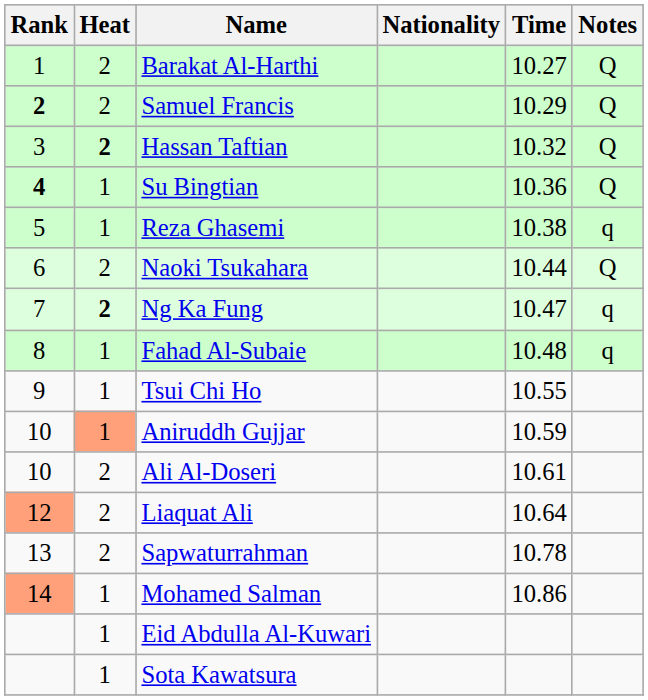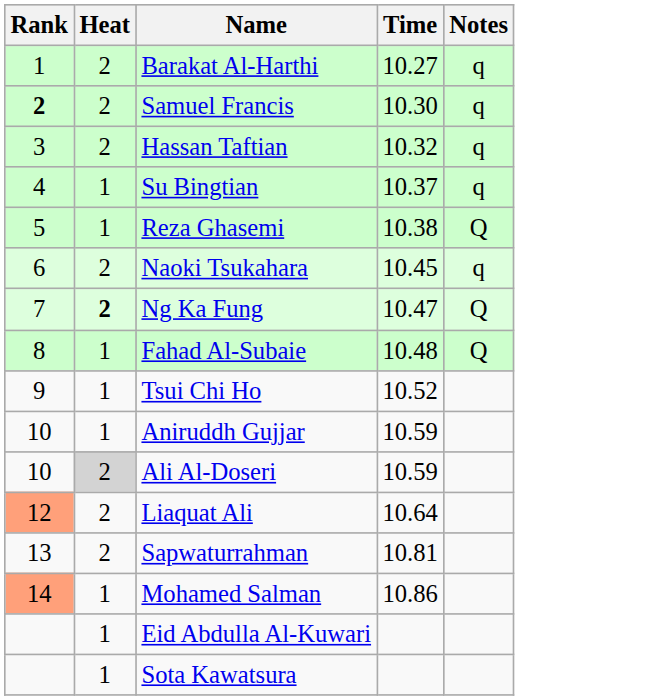- column: (441, 24)
(608, 65) Q -> (479, 65) q
(539, 106) 10.29 -> (410, 106) 10.30
(608, 106) Q -> (479, 106) q
(105, 146) bold -> (105, 146) normal
(608, 146) Q -> (479, 146) q
(39, 187) bold -> (39, 187) normal
(539, 187) 10.36 -> (410, 187) 10.37
(608, 187) Q -> (479, 187) q
(608, 227) q -> (479, 227) Q
(539, 268) 10.44 -> (410, 268) 10.45
(608, 268) Q -> (479, 268) q
(608, 309) q -> (479, 309) Q
(608, 349) q -> (479, 349) Q
(539, 390) 10.55 -> (410, 390) 10.52
(105, 431) lightsalmon background -> (105, 431) no background
(105, 471) no background -> (105, 471) lightgrey background
(539, 471) 10.61 -> (410, 471) 10.59
(539, 552) 10.78 -> (410, 552) 10.81
